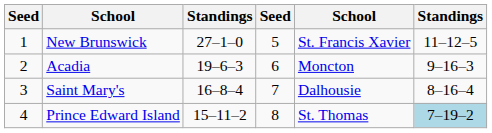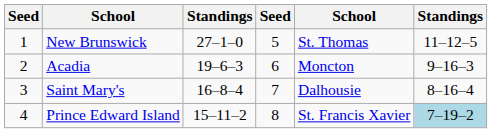(354, 41) St. Francis Xavier -> (333, 41) St. Thomas
(333, 115) St. Thomas -> (354, 115) St. Francis Xavier
